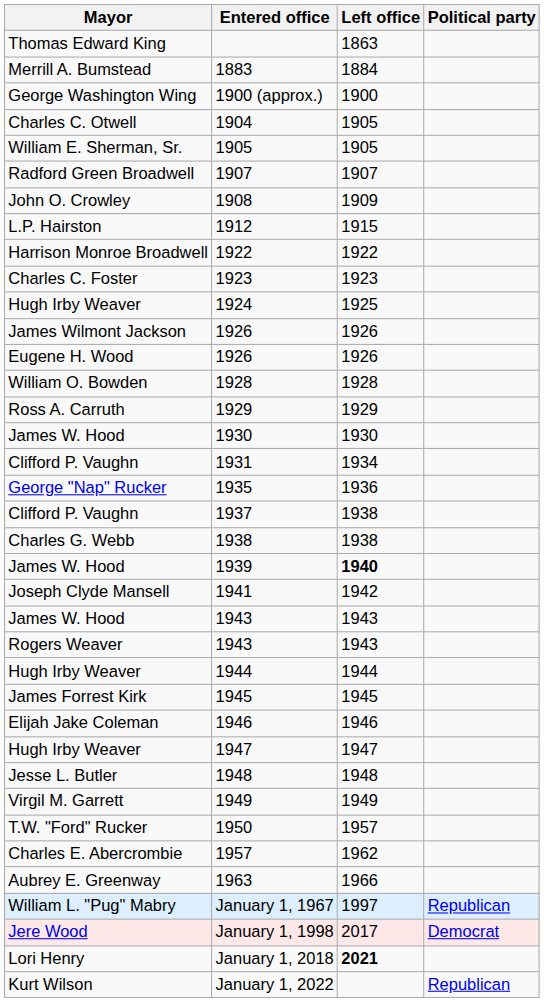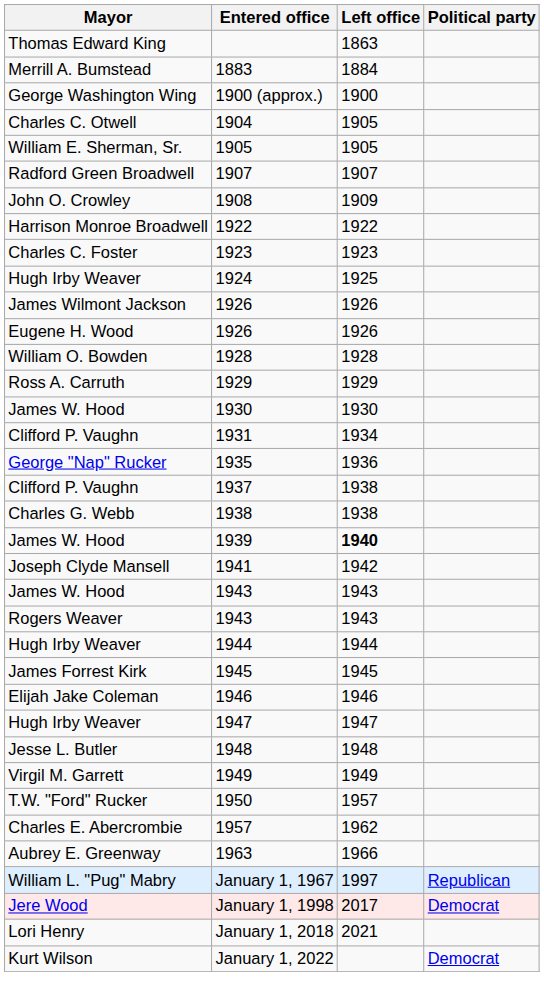- row: (55, 226)
(360, 958) bold -> (360, 932) normal
(469, 984) Republican -> (463, 958) Democrat
